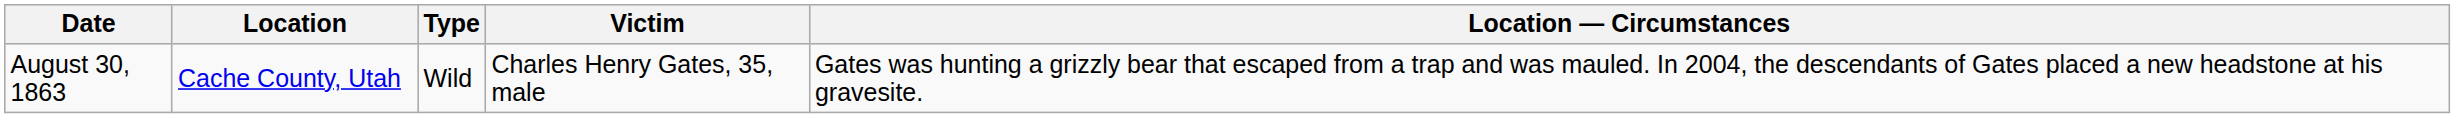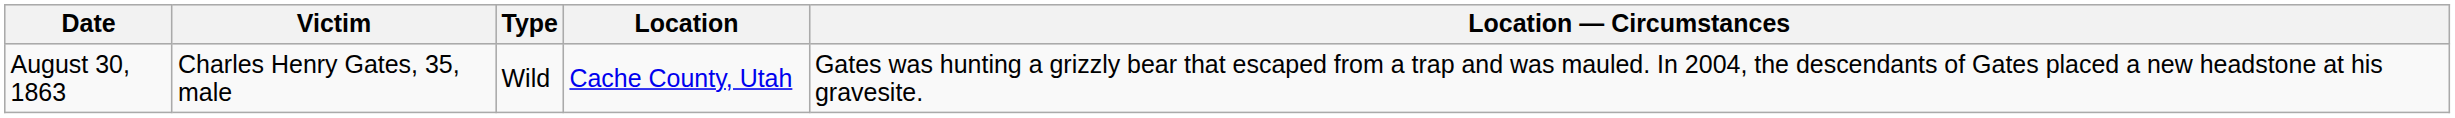columns swapped: (647, 24) <-> (295, 24)
